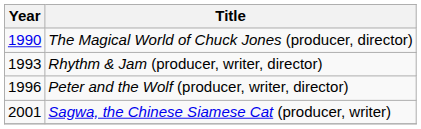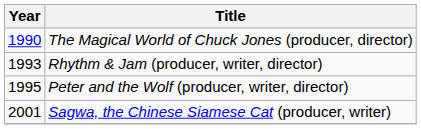(25, 87) 1996 -> (25, 87) 1995
